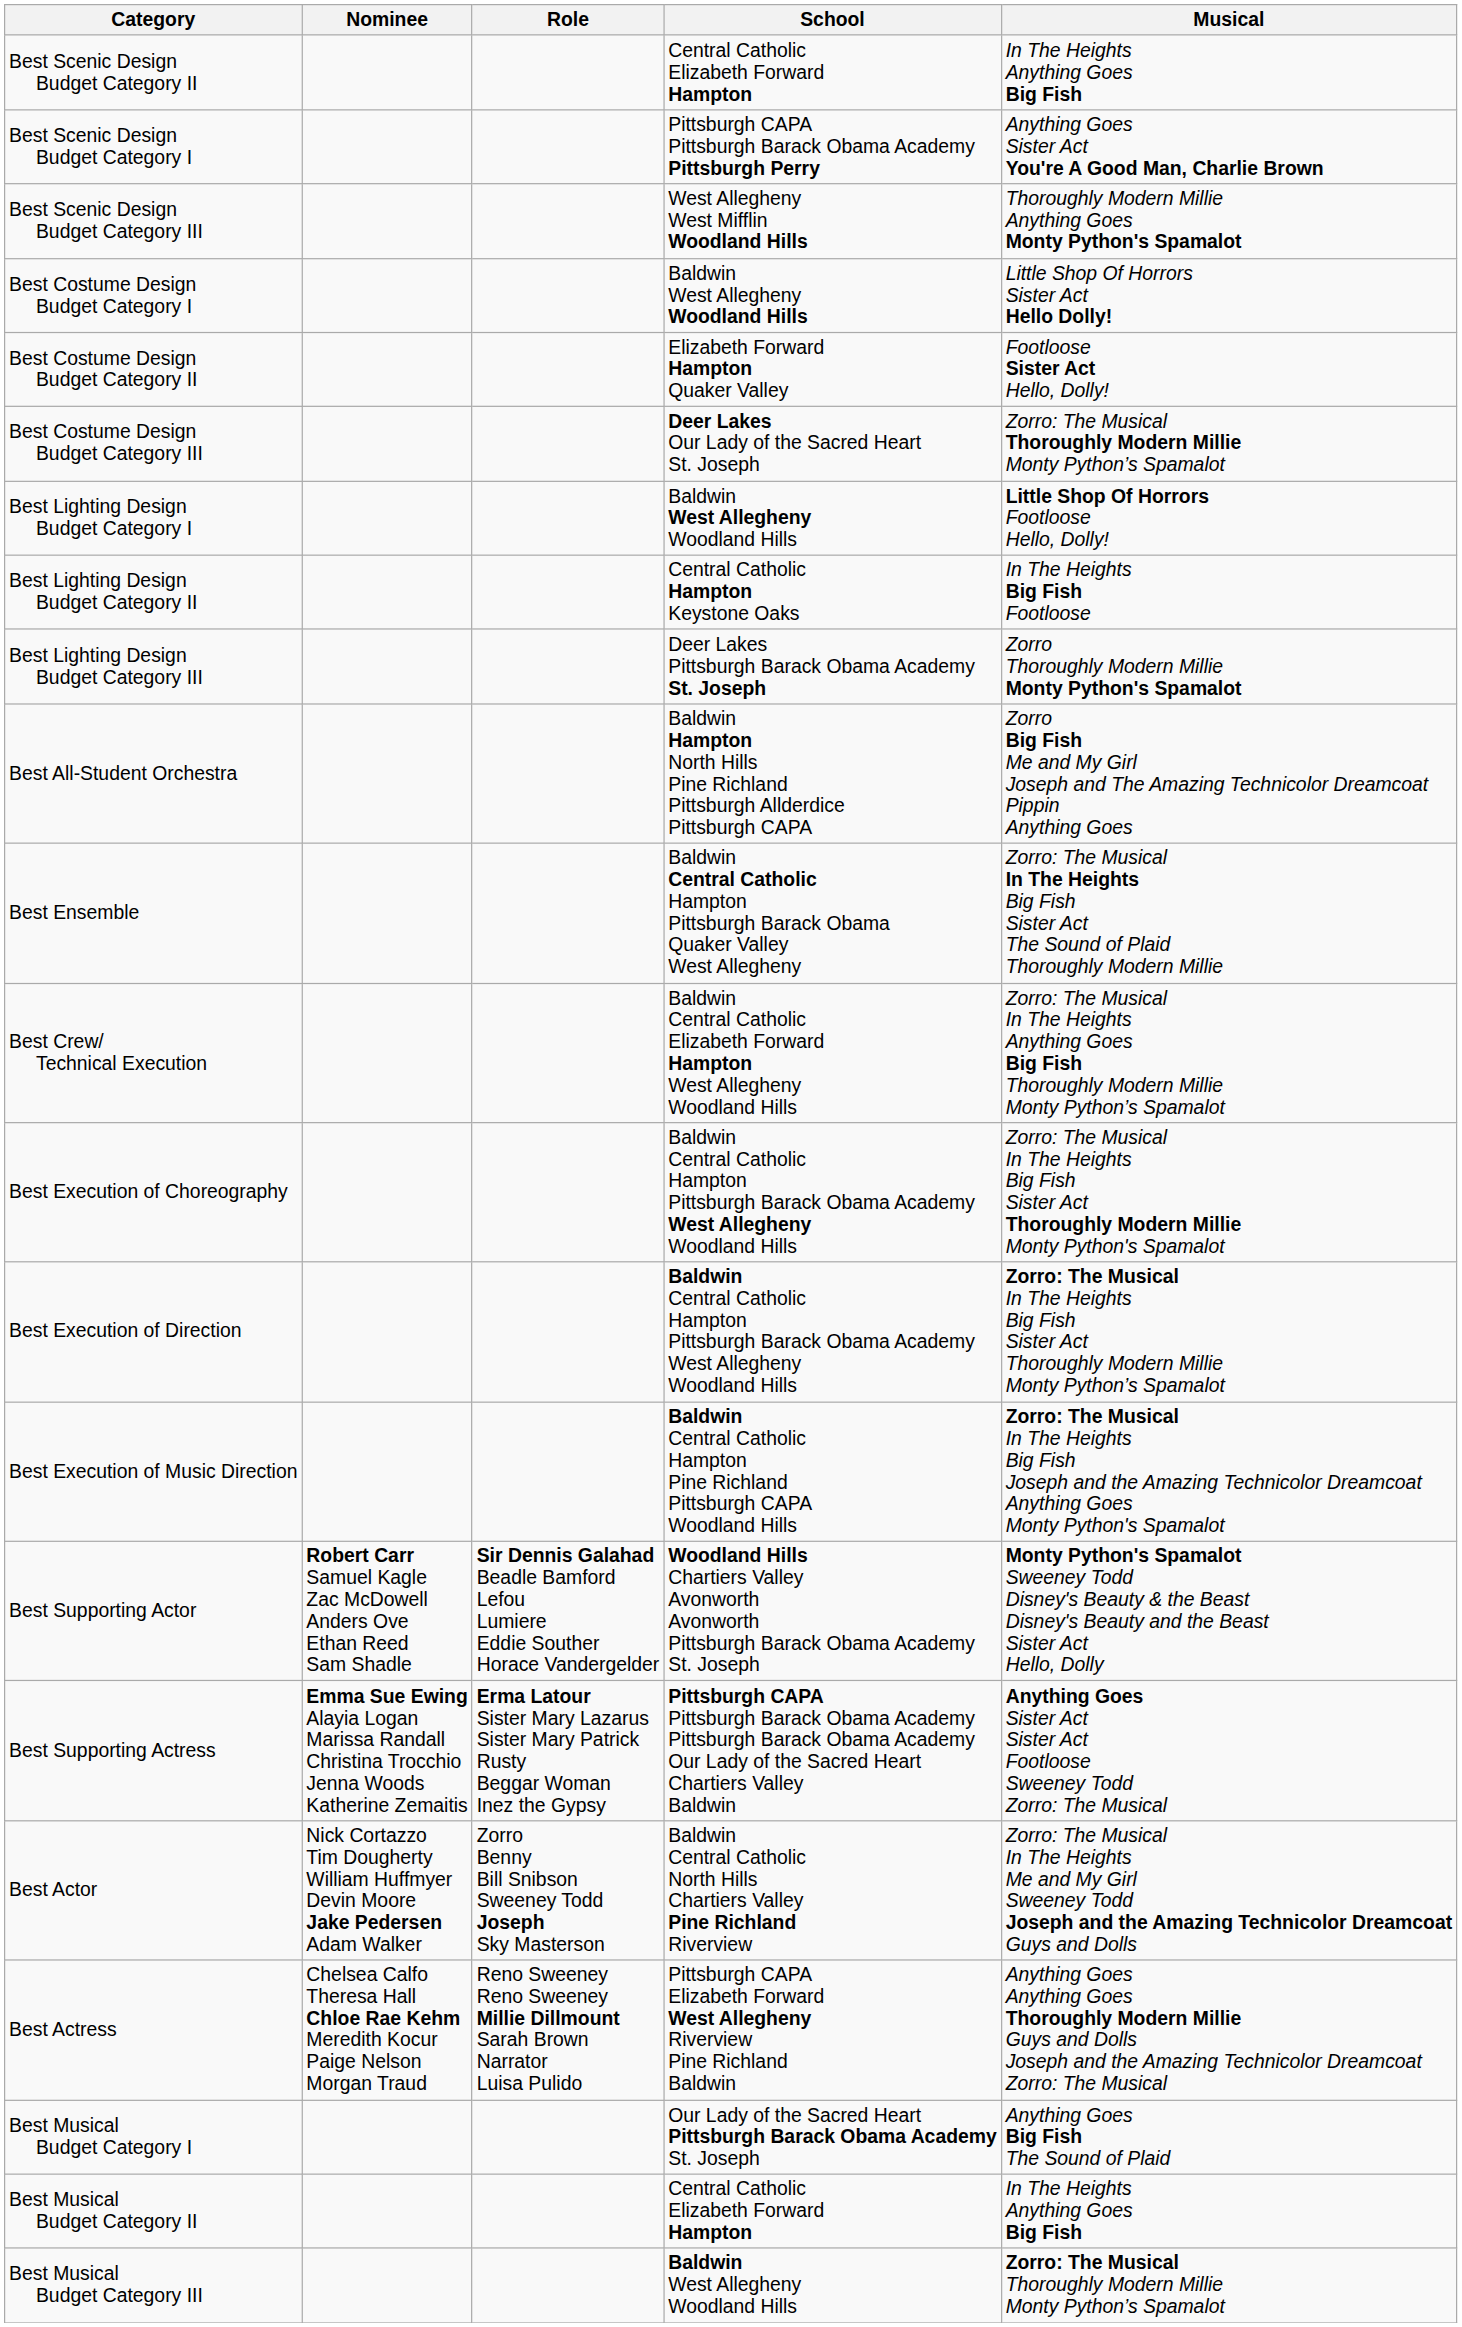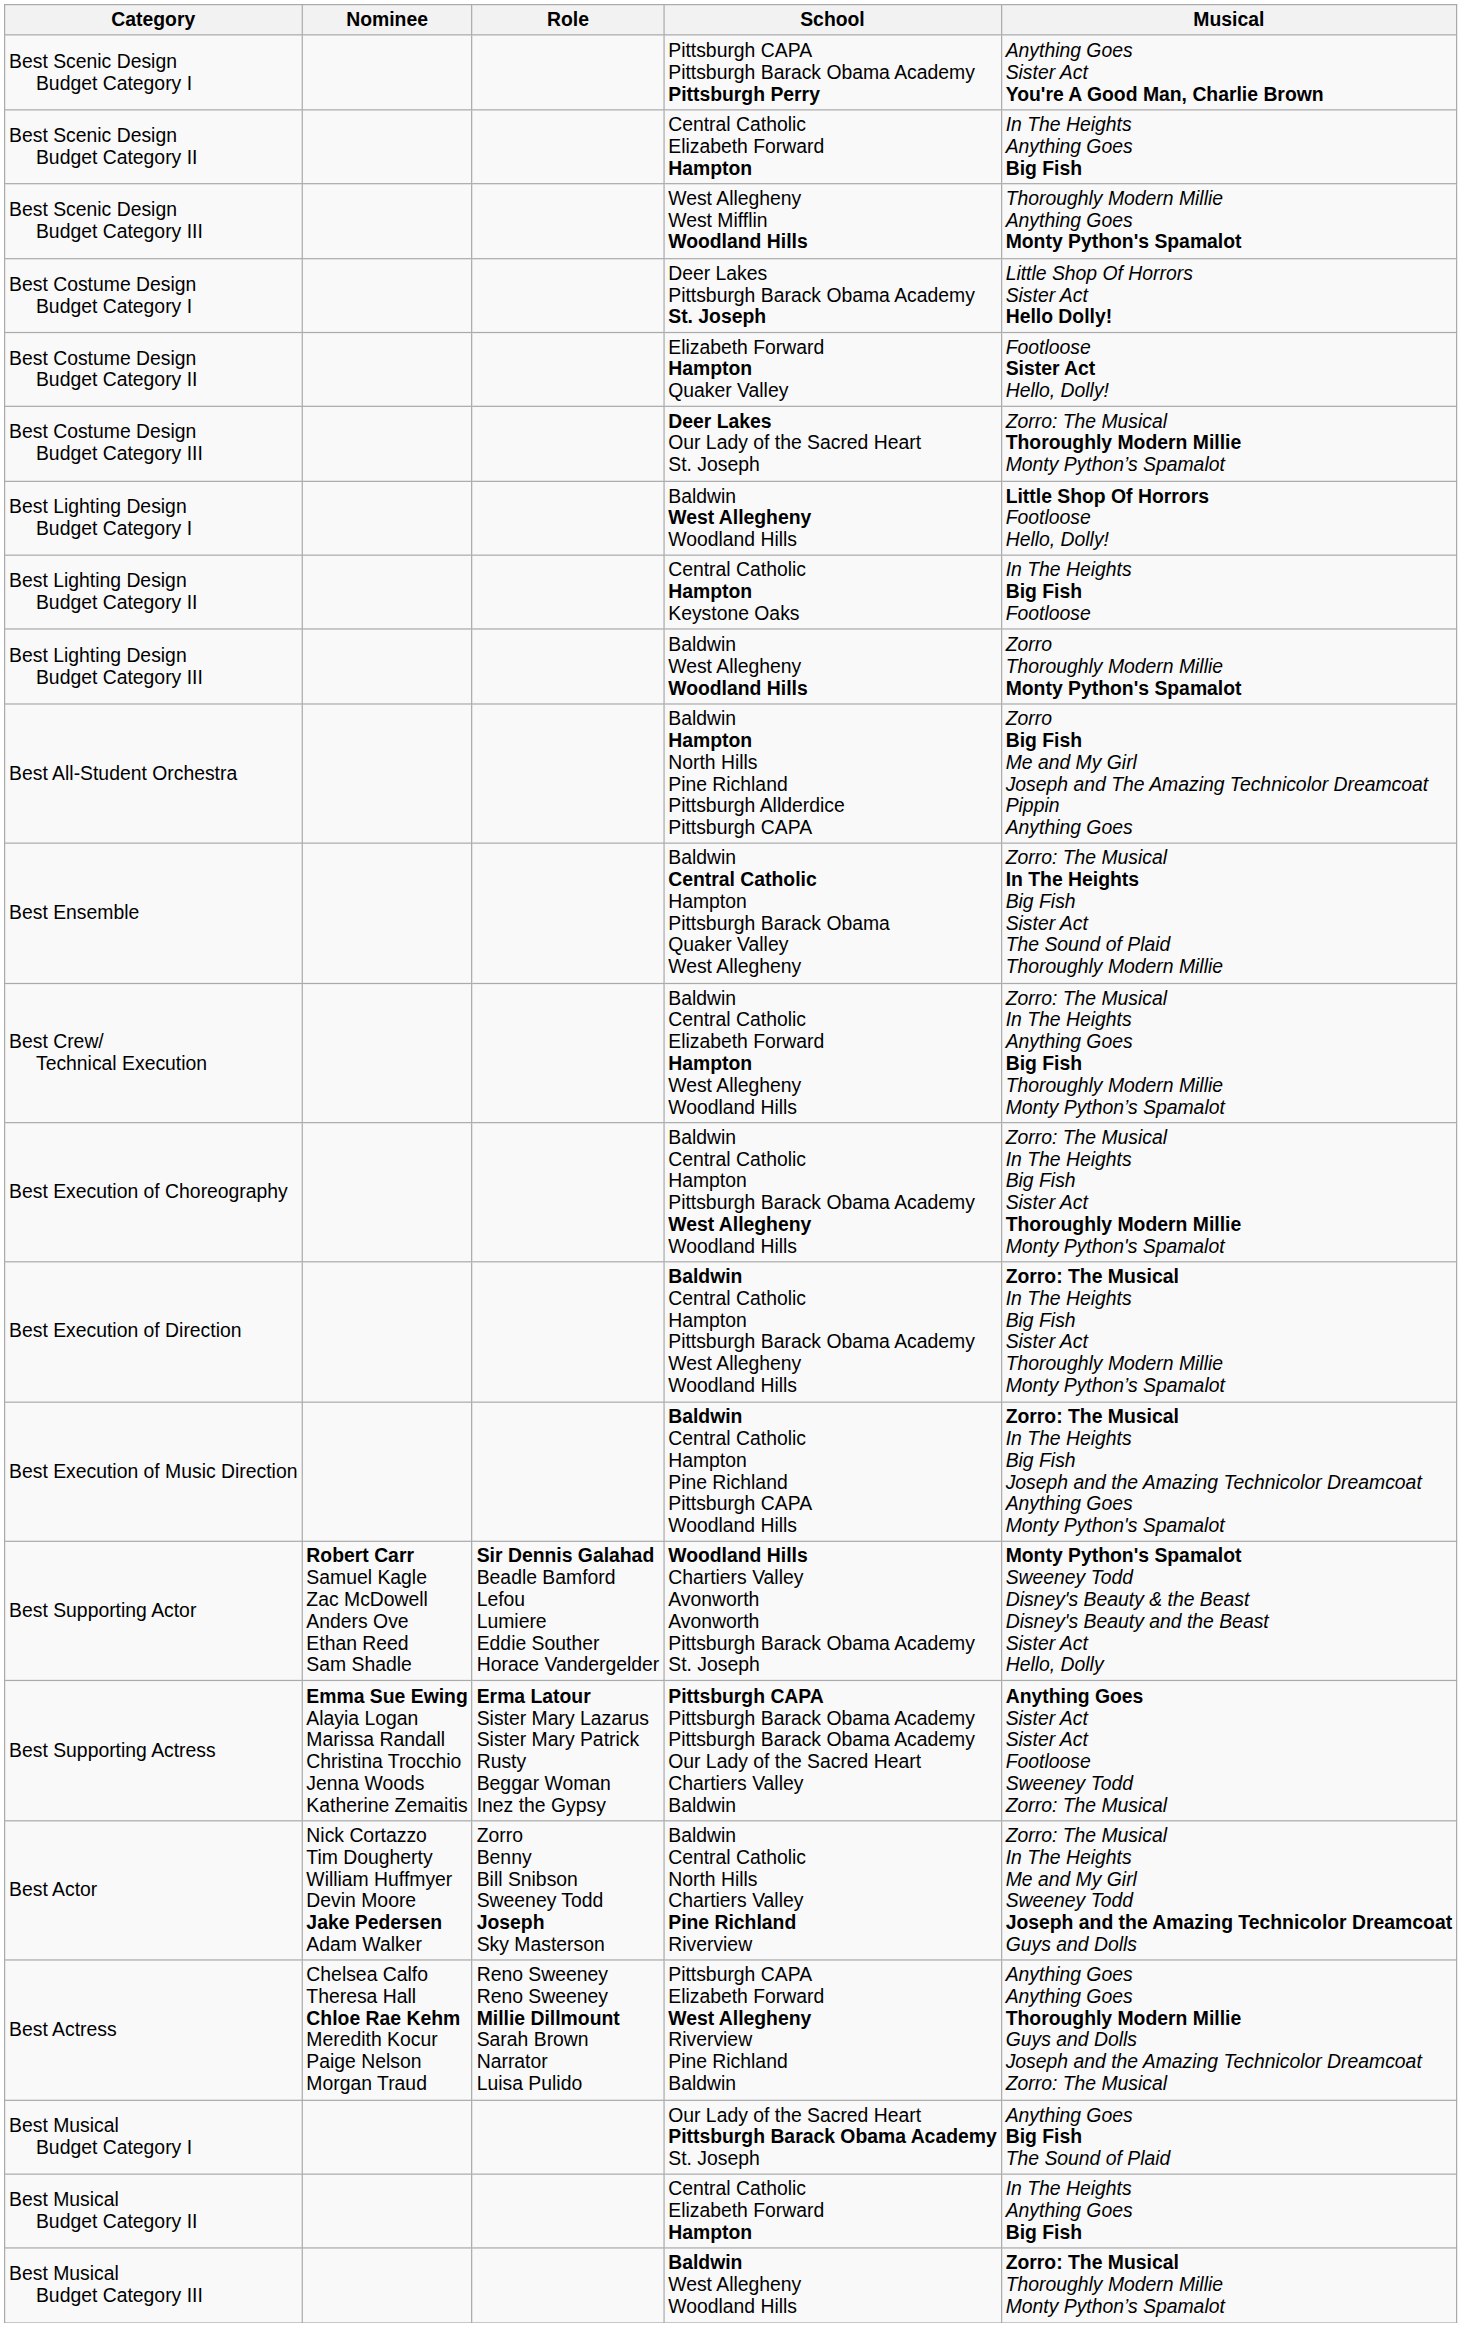rows swapped: (101, 146) <-> (103, 72)
(738, 295) Baldwin West Allegheny Woodland Hills -> (822, 295) Deer Lakes Pittsburgh Barack Obama Academy St. Joseph
(822, 666) Deer Lakes Pittsburgh Barack Obama Academy St. Joseph -> (738, 666) Baldwin West Allegheny Woodland Hills
